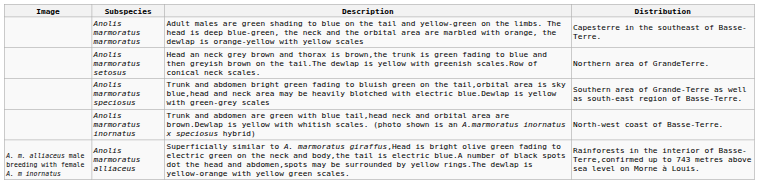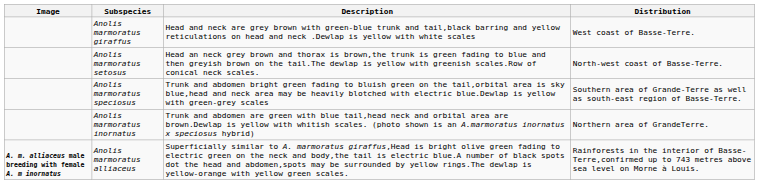- row: (117, 32)
+ row: (117, 32)
(641, 63) Northern area of GrandeTerre. -> (648, 63) North-west coast of Basse-Terre.
(648, 125) North-west coast of Basse-Terre. -> (641, 125) Northern area of GrandeTerre.
(45, 165) normal -> (45, 164) bold
